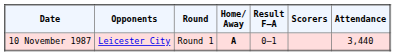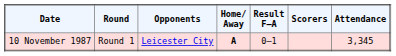columns swapped: (196, 19) <-> (134, 19)
(360, 42) 3,440 -> (360, 42) 3,345
